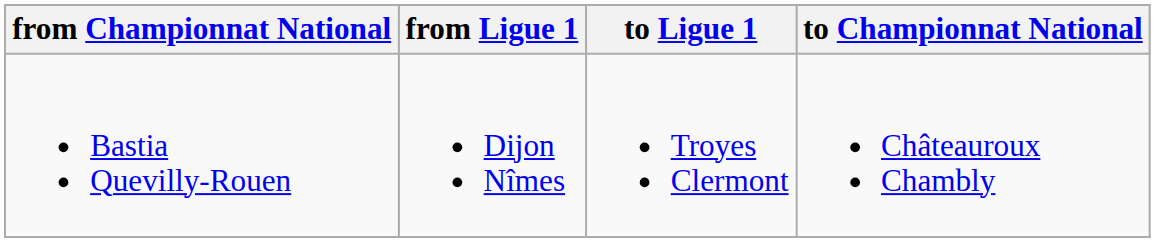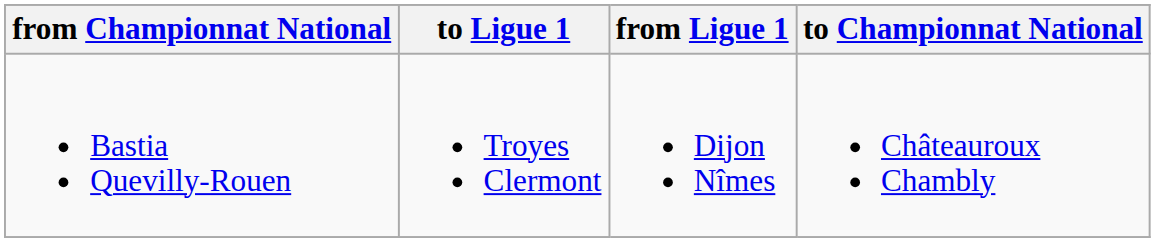columns swapped: (691, 29) <-> (492, 29)
